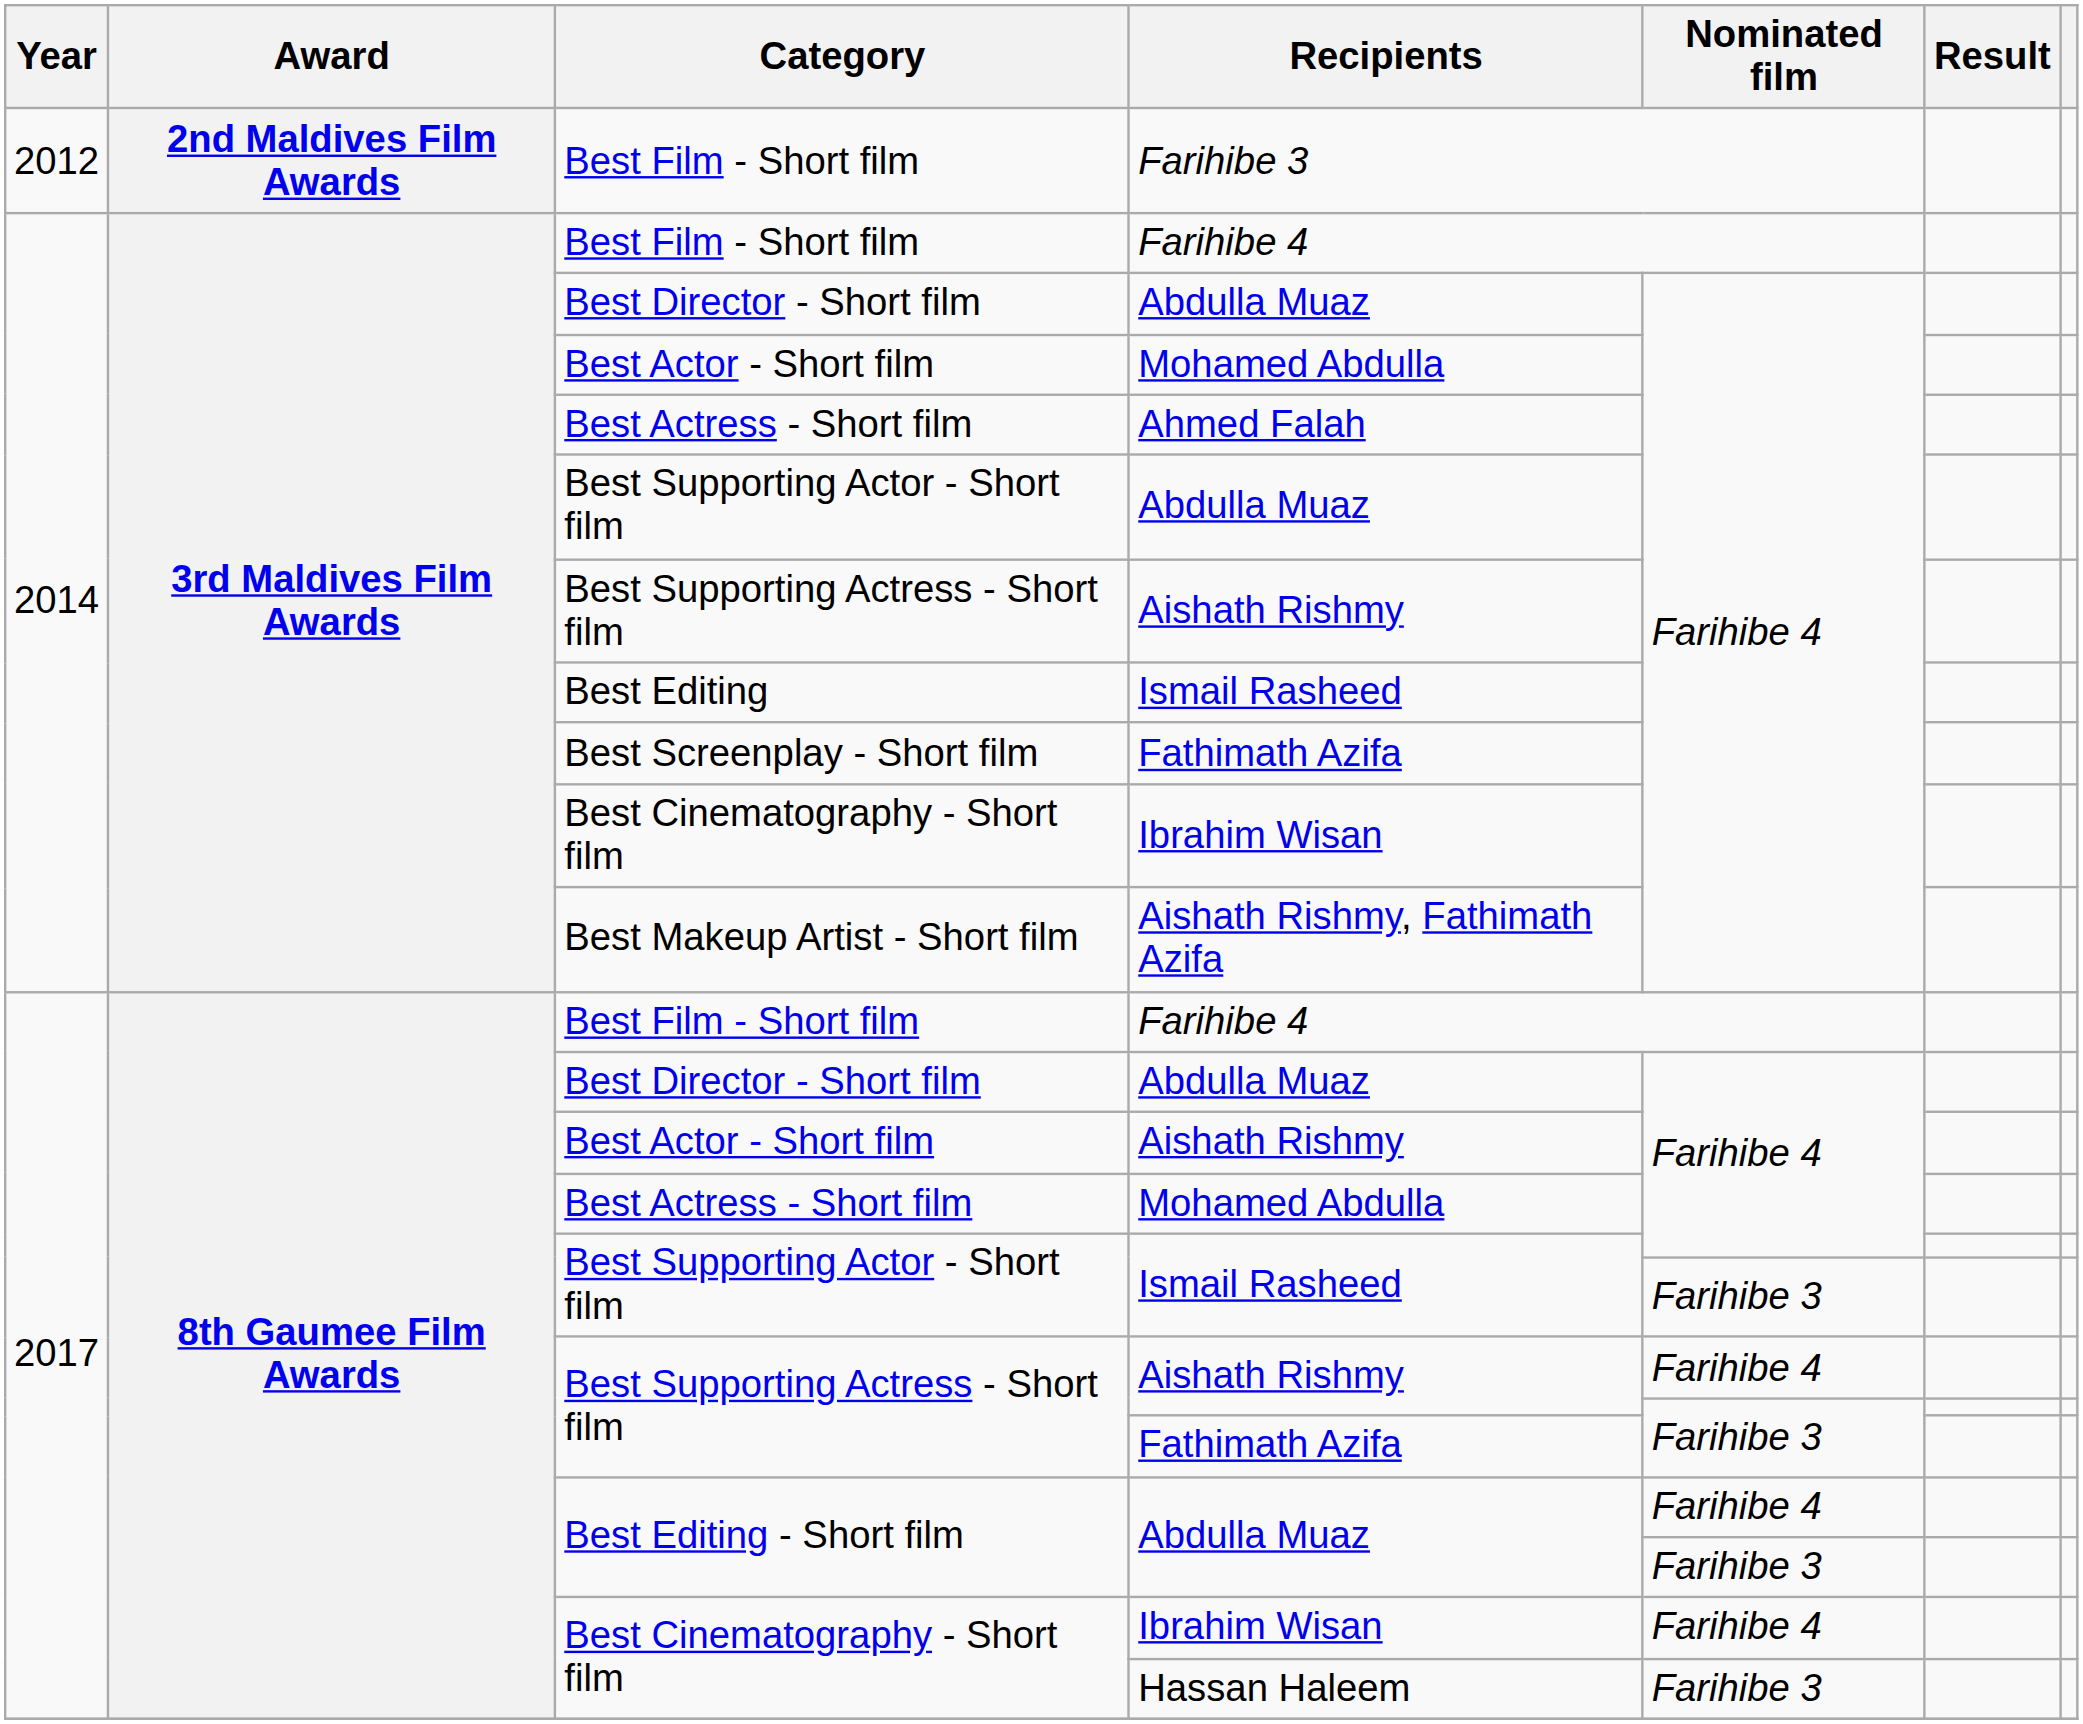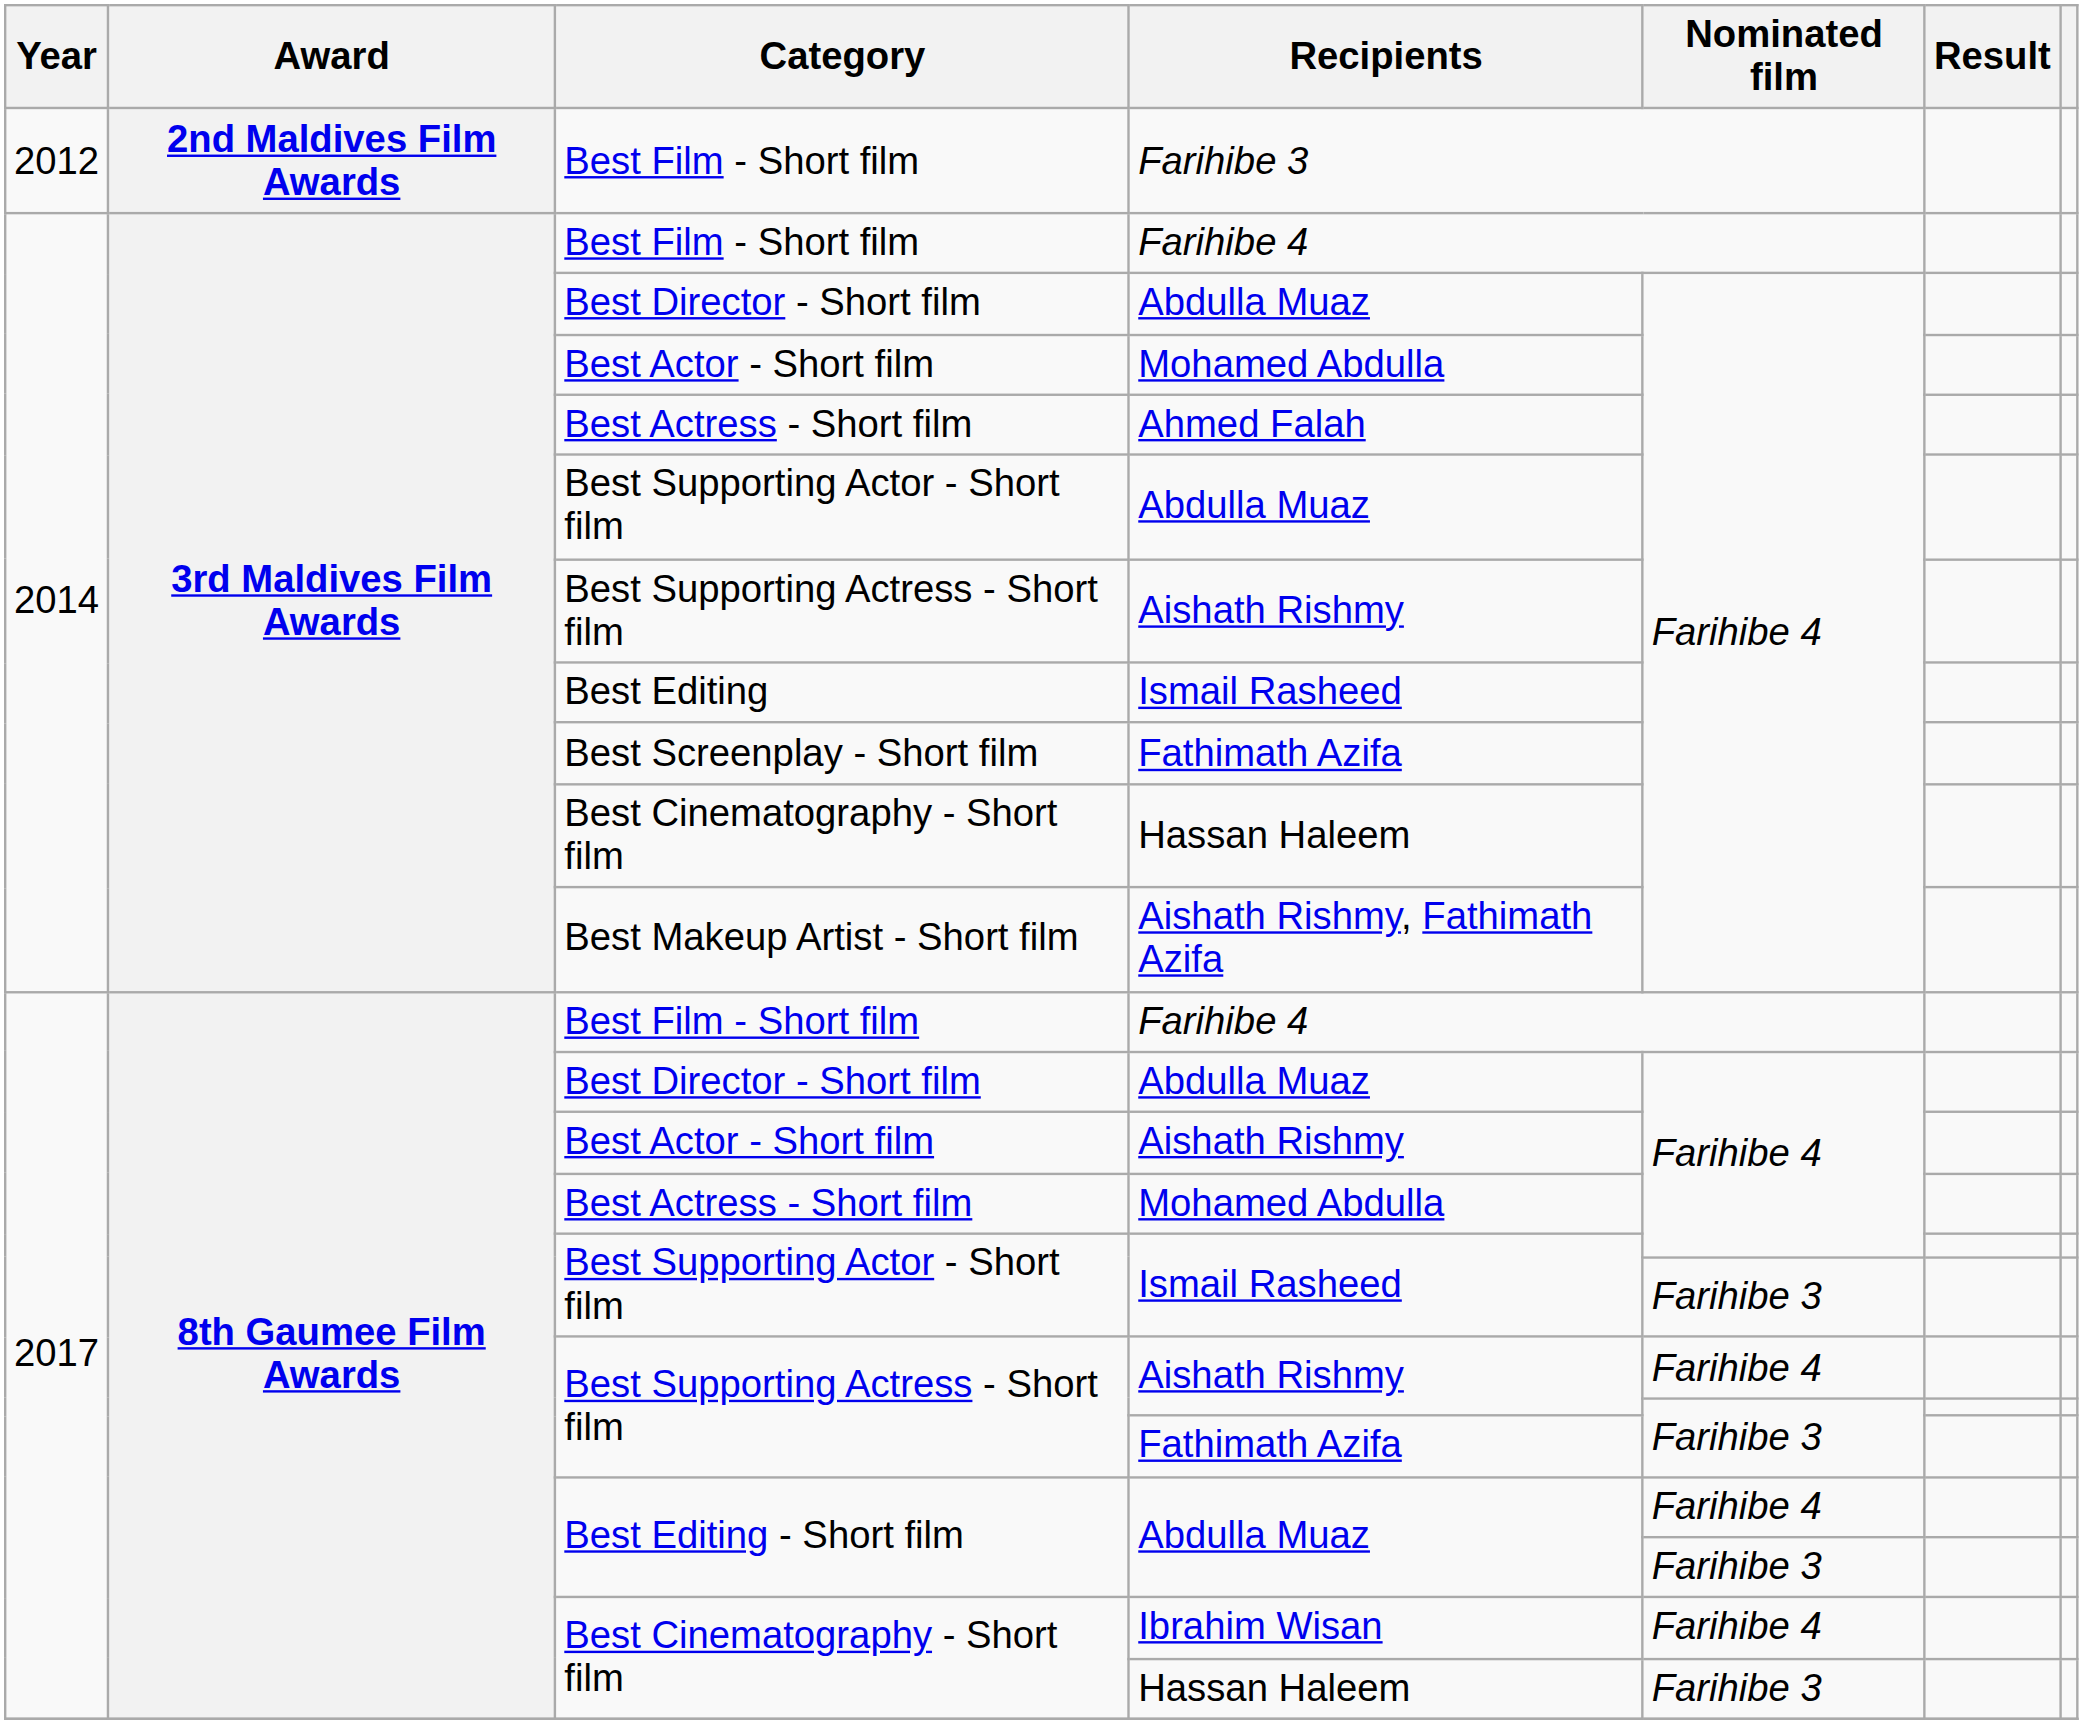(1260, 834) Ibrahim Wisan -> (1274, 834) Hassan Haleem
